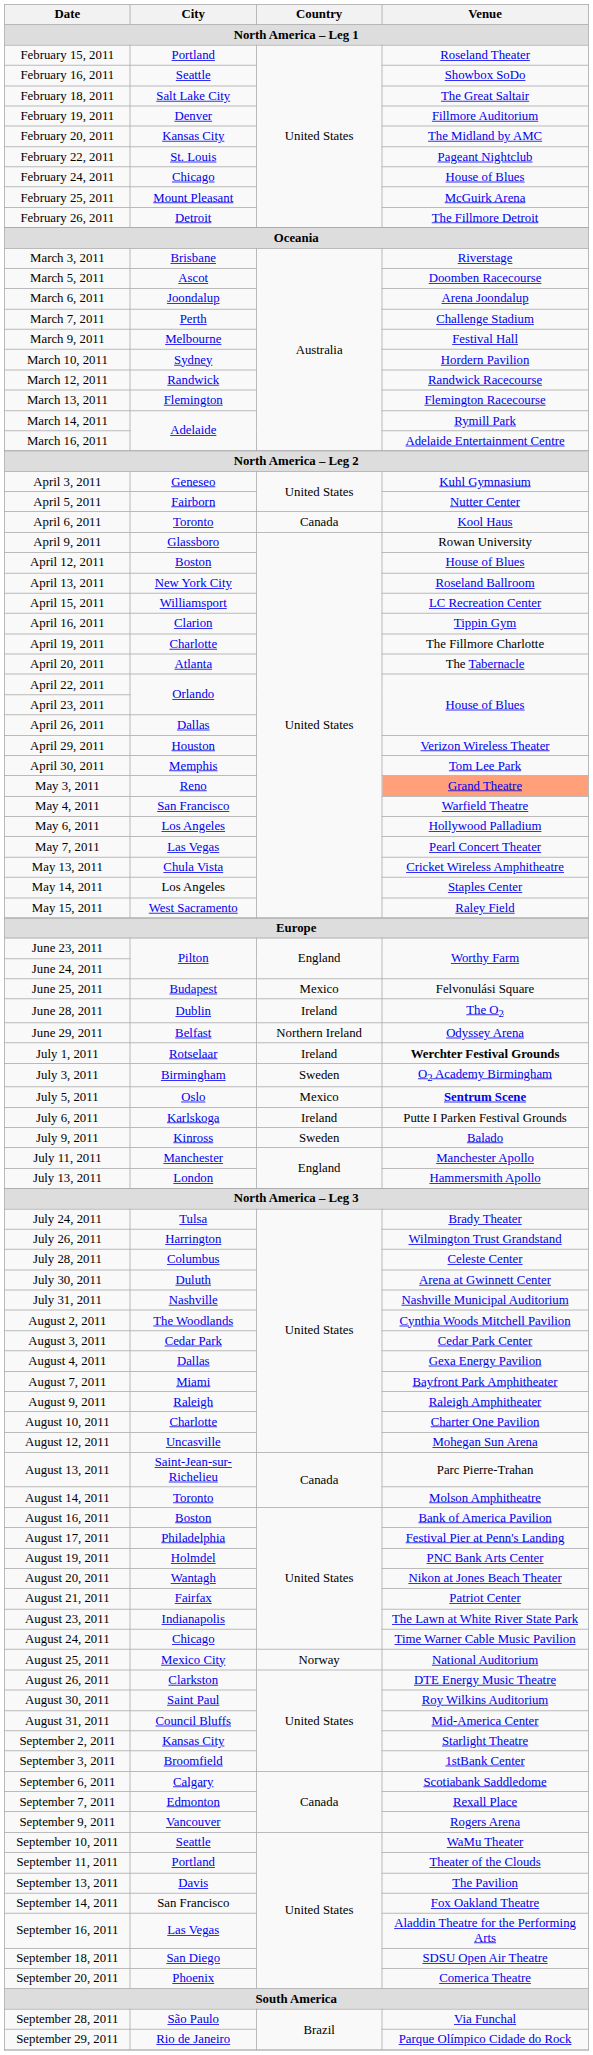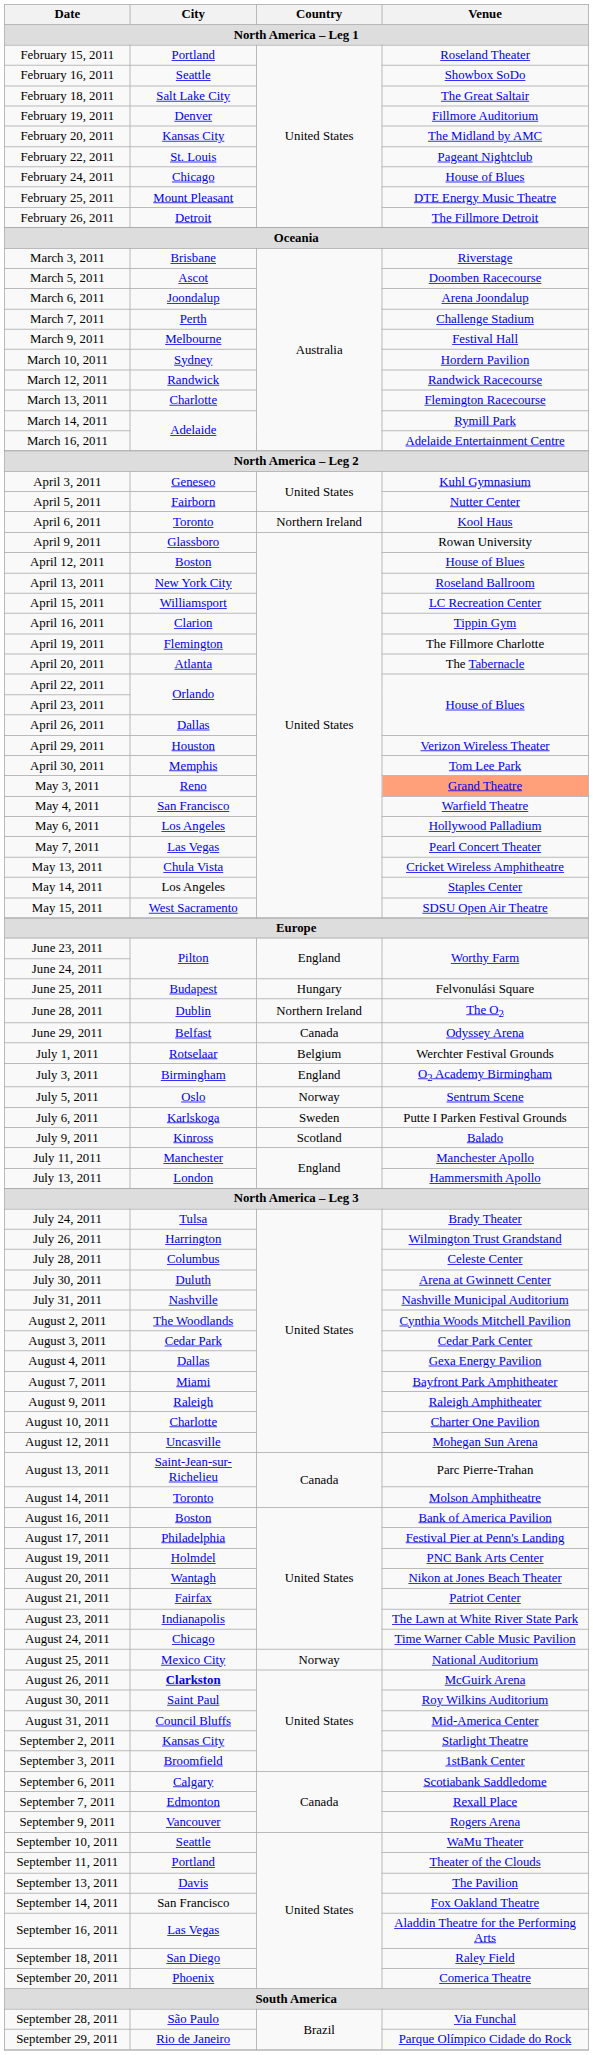(485, 197) McGuirk Arena -> (485, 197) DTE Energy Music Theatre
(193, 400) Flemington -> (193, 400) Charlotte
(319, 522) Canada -> (319, 522) Northern Ireland
(193, 643) Charlotte -> (193, 643) Flemington
(485, 907) Raley Field -> (485, 907) SDSU Open Air Theatre
(319, 989) Mexico -> (319, 989) Hungary
(319, 1011) Ireland -> (319, 1011) Northern Ireland
(319, 1032) Northern Ireland -> (319, 1032) Canada
(319, 1053) Ireland -> (319, 1053) Belgium
(485, 1053) bold -> (485, 1053) normal
(319, 1075) Sweden -> (319, 1075) England
(319, 1097) Mexico -> (319, 1097) Norway
(485, 1097) bold -> (485, 1097) normal
(319, 1117) Ireland -> (319, 1117) Sweden
(319, 1137) Sweden -> (319, 1137) Scotland
(193, 1680) normal -> (193, 1680) bold
(485, 1680) DTE Energy Music Theatre -> (485, 1680) McGuirk Arena
(485, 1958) SDSU Open Air Theatre -> (485, 1958) Raley Field
